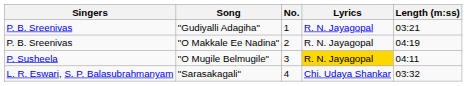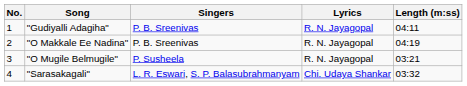columns swapped: (292, 12) <-> (90, 12)
(408, 28) 03:21 -> (407, 28) 04:11
(339, 58) gold background -> (339, 58) no background
(407, 58) 04:11 -> (408, 58) 03:21
